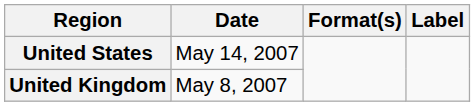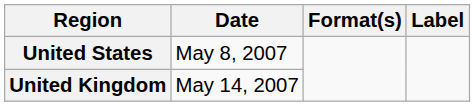(237, 52) May 14, 2007 -> (232, 52) May 8, 2007
(232, 85) May 8, 2007 -> (237, 85) May 14, 2007
